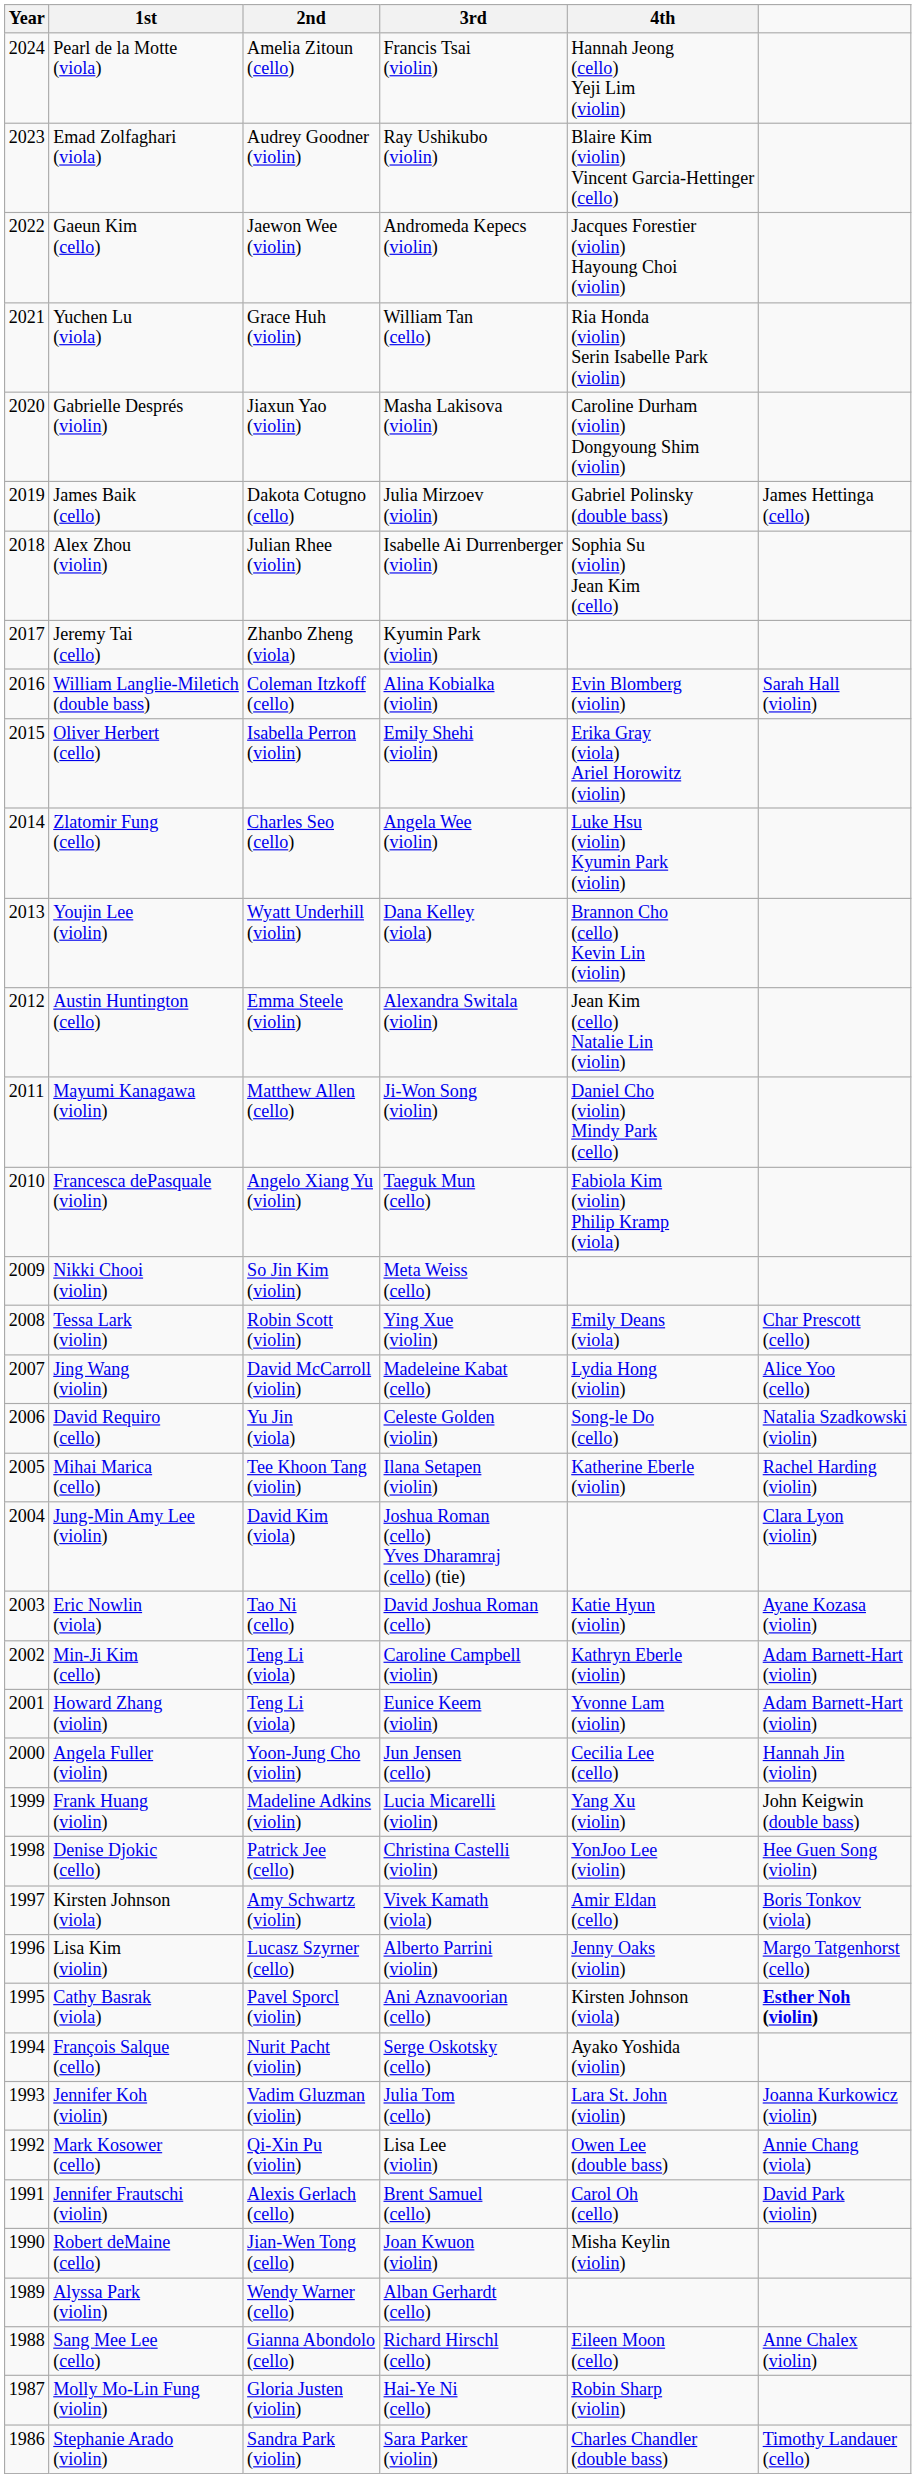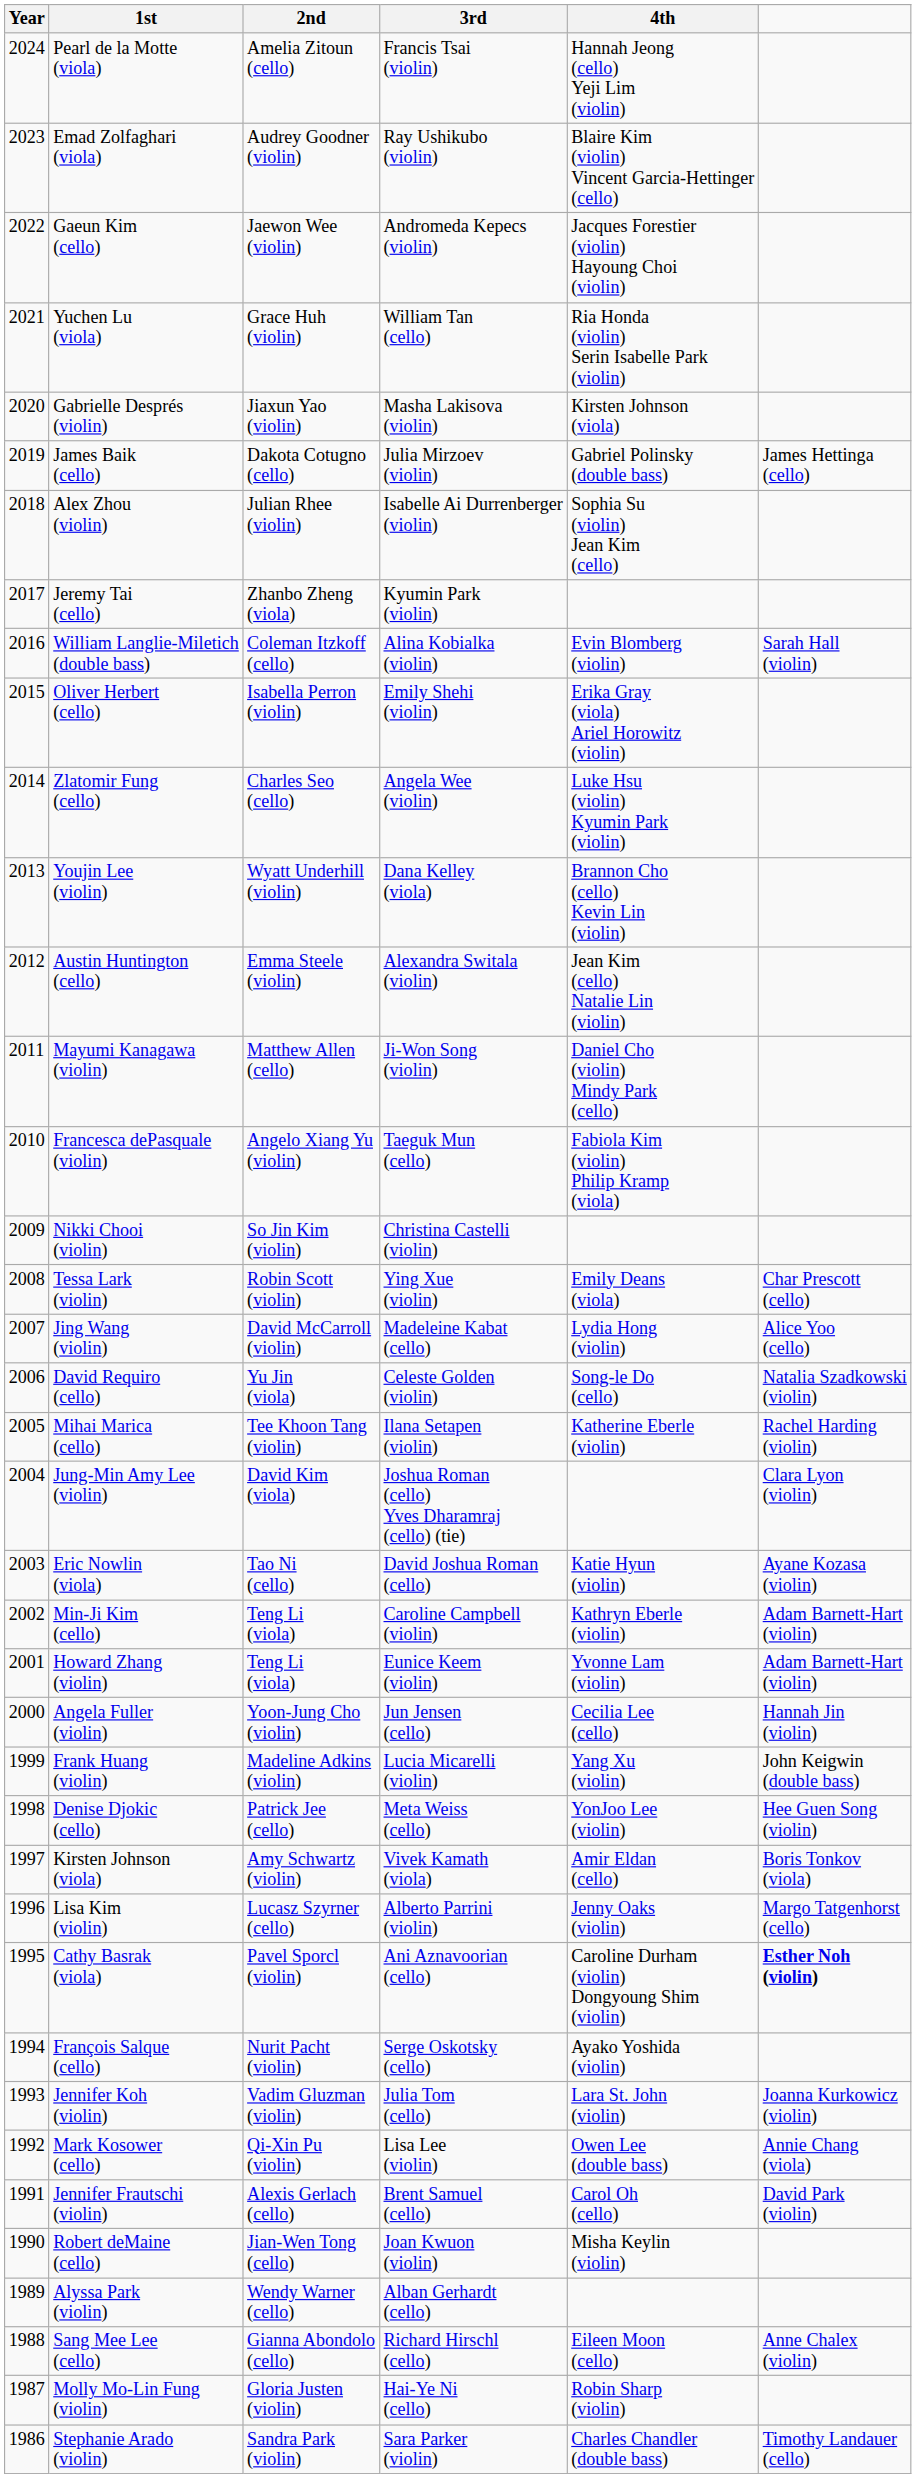(635, 436) Caroline Durham (violin) Dongyoung Shim (violin) -> (630, 416) Kirsten Johnson (viola)
(426, 1281) Meta Weiss (cello) -> (447, 1240) Christina Castelli (violin)
(447, 1860) Christina Castelli (violin) -> (426, 1820) Meta Weiss (cello)
(630, 2007) Kirsten Johnson (viola) -> (635, 1987) Caroline Durham (violin) Dongyoung Shim (violin)
